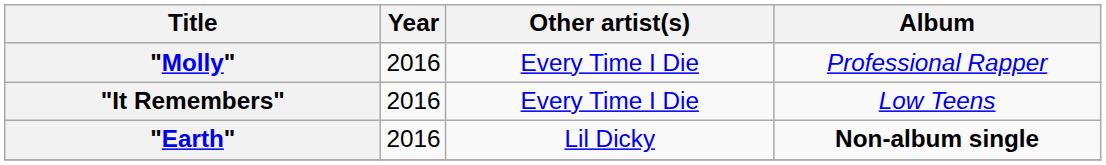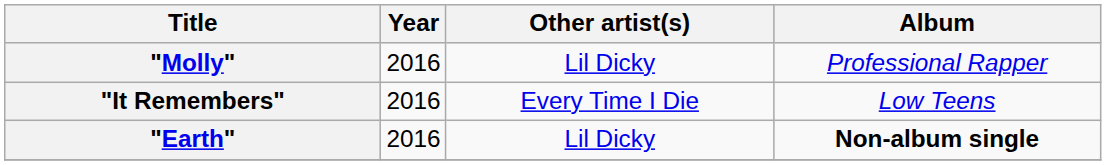(610, 62) Every Time I Die -> (610, 62) Lil Dicky
